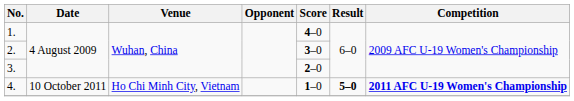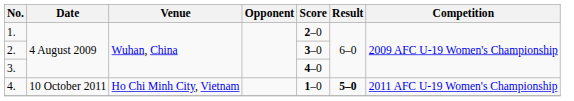(313, 31) 4–0 -> (313, 31) 2–0
(313, 68) 2–0 -> (313, 68) 4–0
(468, 86) bold -> (463, 86) normal
